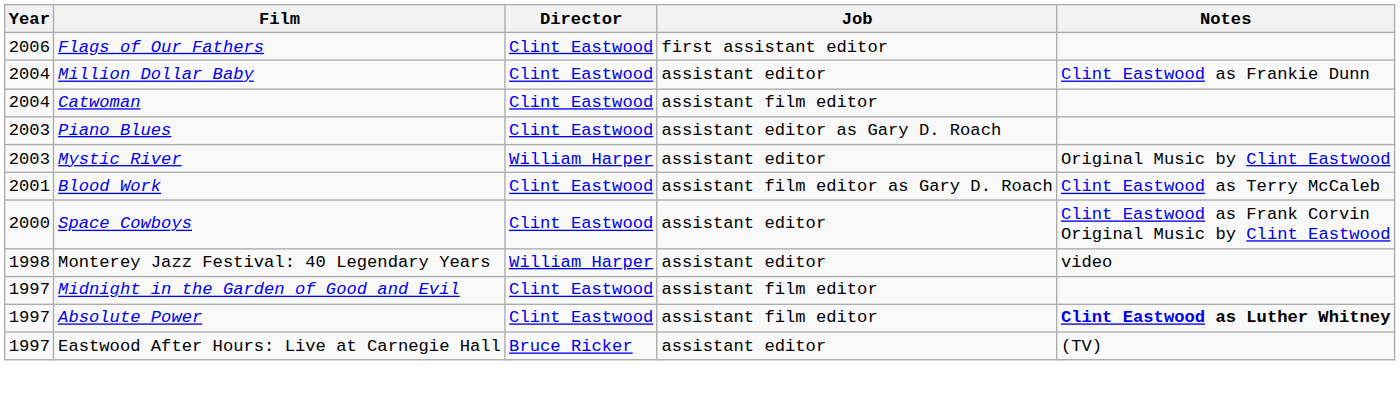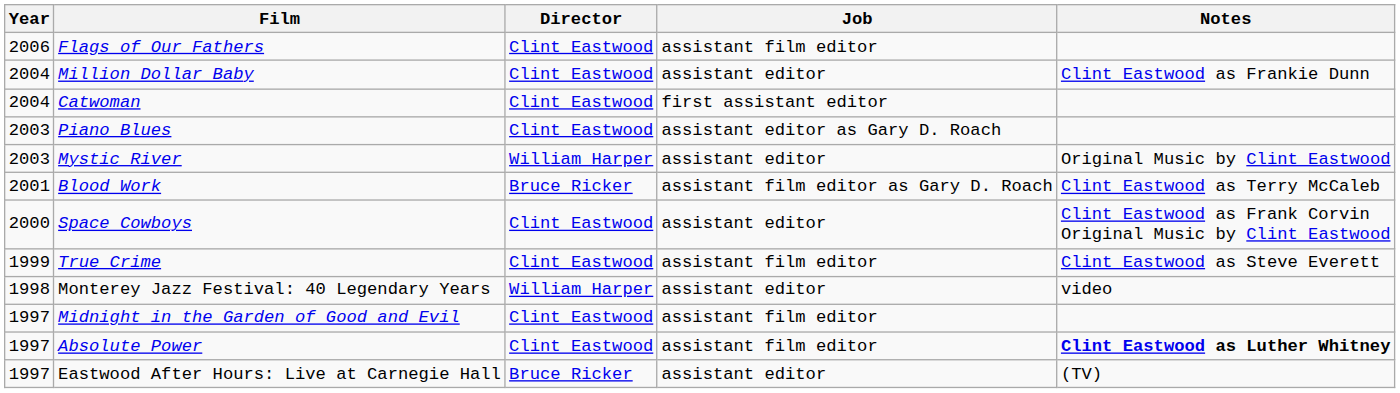(775, 47) first assistant editor -> (770, 47) assistant film editor
(770, 103) assistant film editor -> (775, 103) first assistant editor
(581, 186) Clint Eastwood -> (571, 186) Bruce Ricker
+ row: (110, 262)
